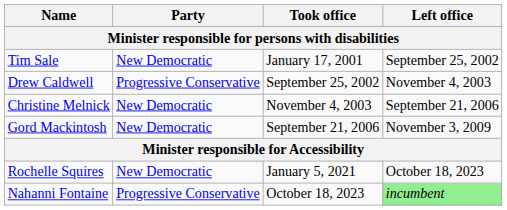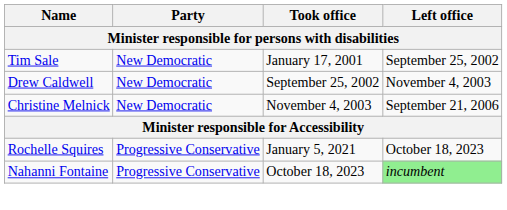(188, 82) Progressive Conservative -> (164, 82) New Democratic
- row: (57, 127)
(164, 171) New Democratic -> (188, 149) Progressive Conservative
